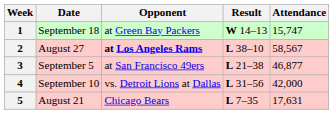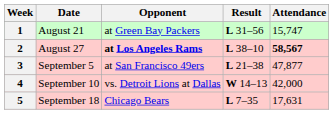(69, 30) September 18 -> (61, 30) August 21
(246, 30) W 14–13 -> (245, 30) L 31–56
(287, 48) normal -> (287, 48) bold
(287, 65) 46,877 -> (287, 65) 47,877
(245, 83) L 31–56 -> (246, 83) W 14–13
(61, 100) August 21 -> (69, 100) September 18
